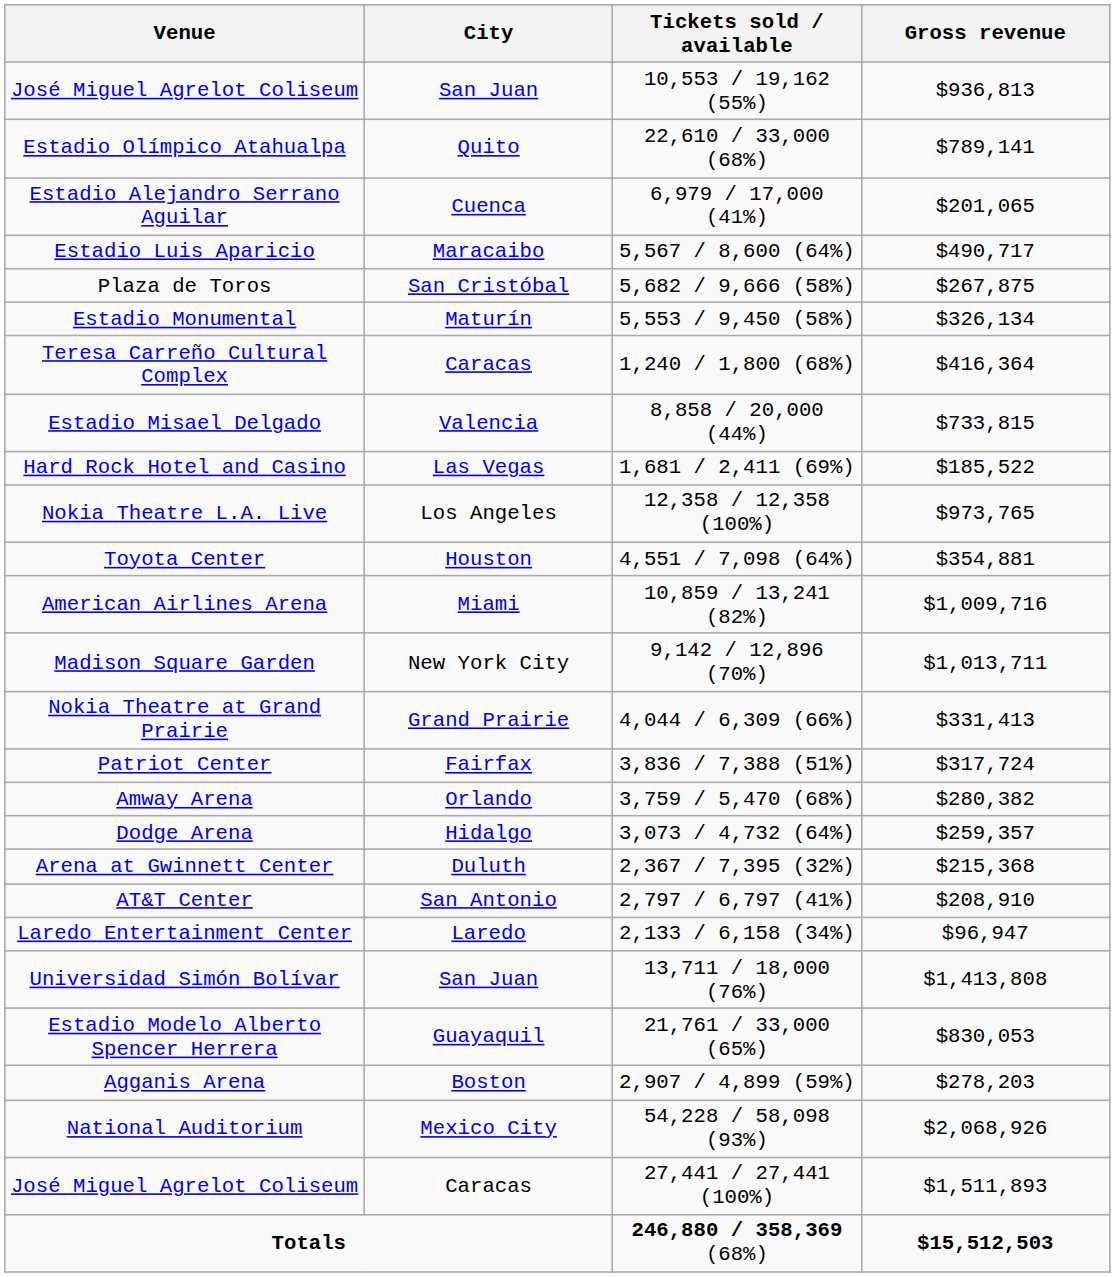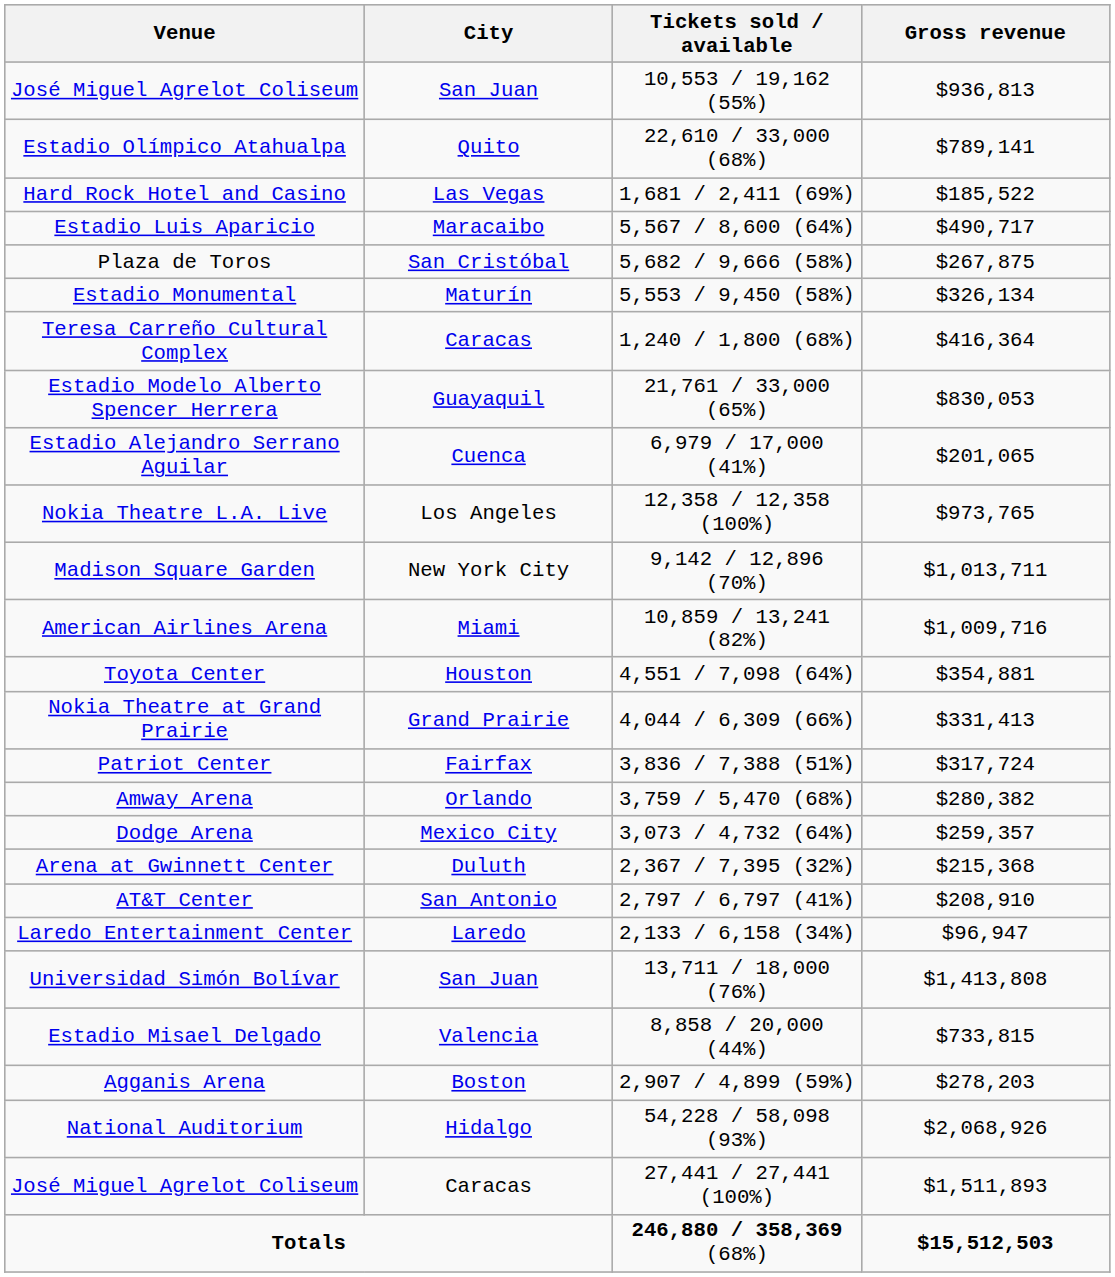rows swapped: (185, 206) <-> (185, 468)
rows swapped: (185, 1037) <-> (185, 422)
rows swapped: (185, 662) <-> (185, 559)
(489, 833) Hidalgo -> (489, 833) Mexico City
(489, 1128) Mexico City -> (489, 1128) Hidalgo
